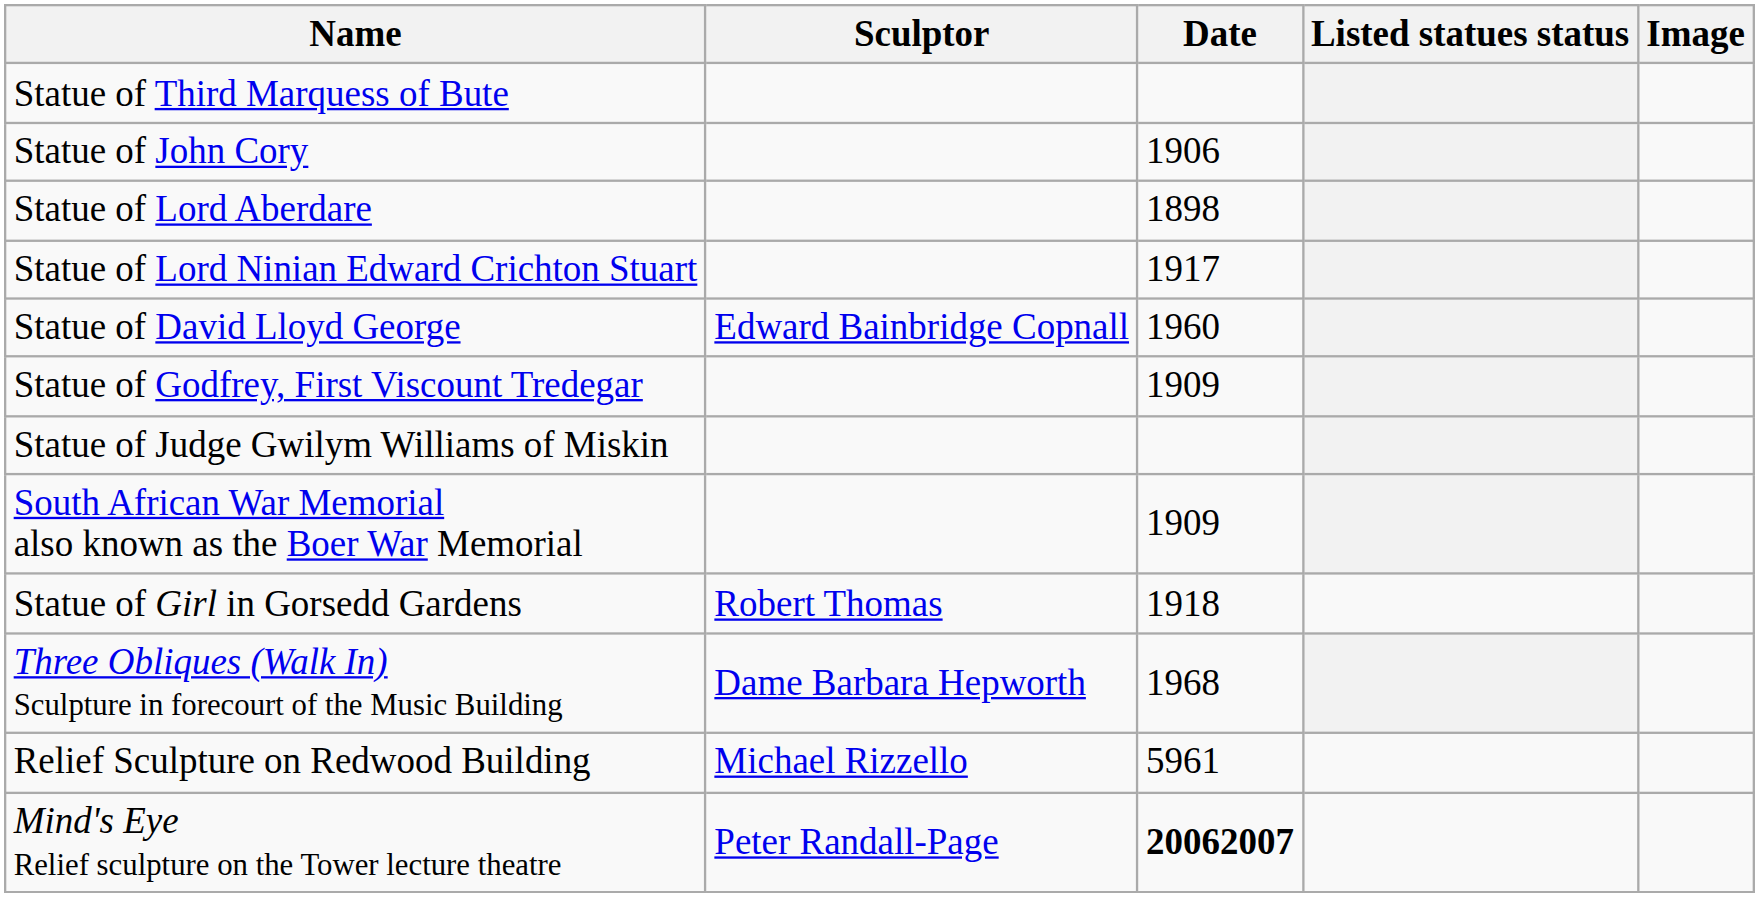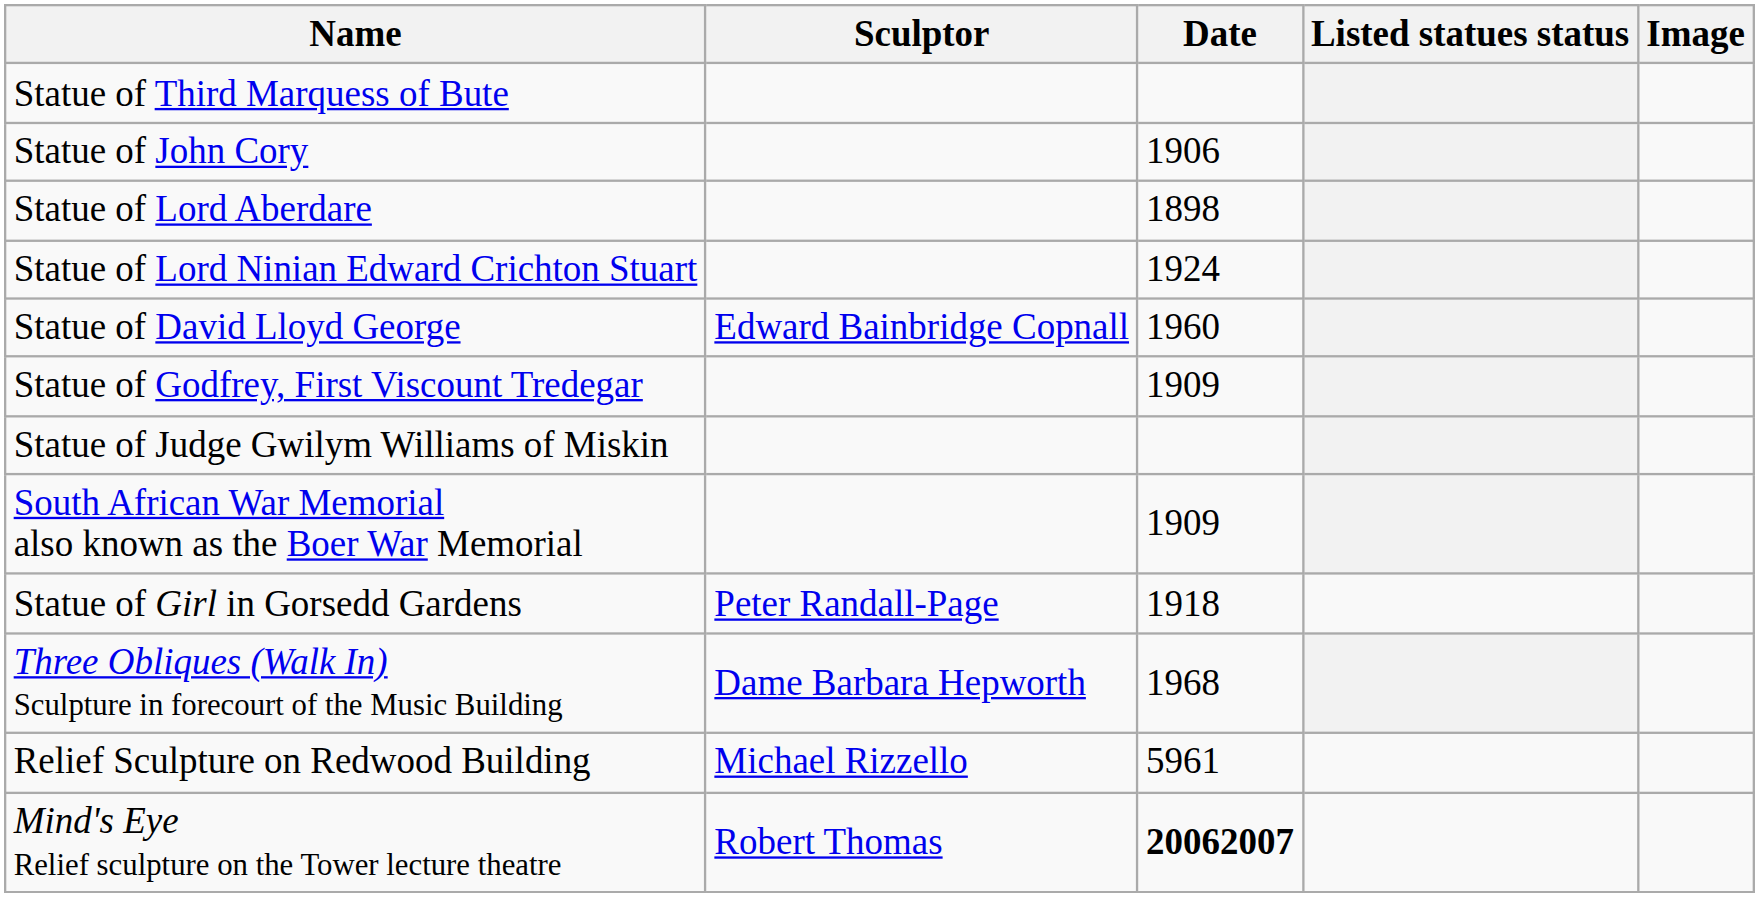(1183, 268) 1917 -> (1183, 268) 1924
(828, 602) Robert Thomas -> (857, 602) Peter Randall-Page
(857, 841) Peter Randall-Page -> (828, 841) Robert Thomas
